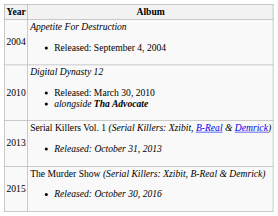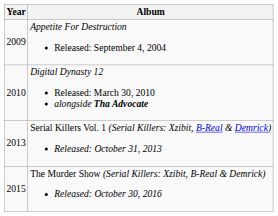(16, 42) 2004 -> (16, 42) 2009
